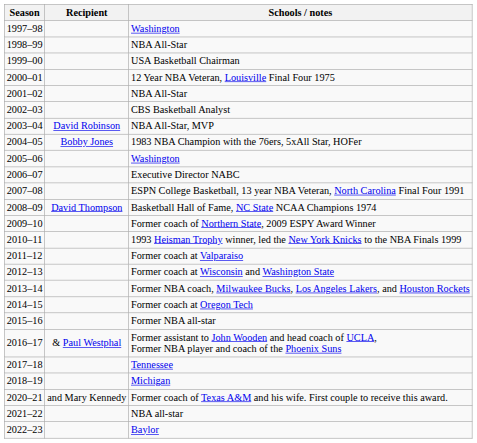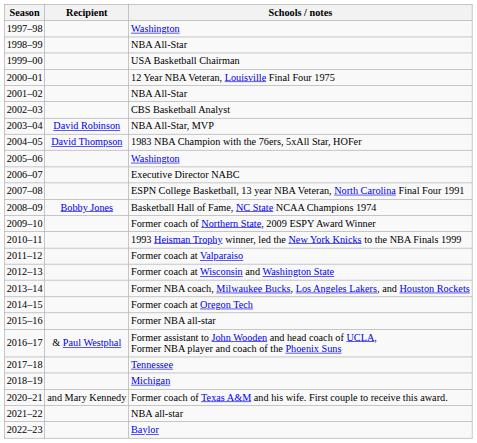(87, 142) Bobby Jones -> (87, 142) David Thompson
(87, 207) David Thompson -> (87, 207) Bobby Jones
